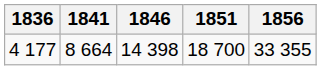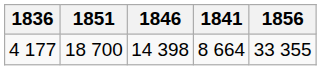columns swapped: (89, 19) <-> (216, 19)
